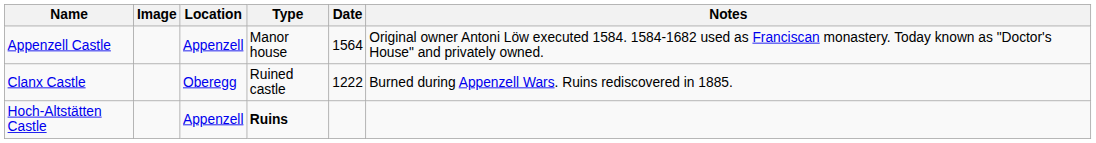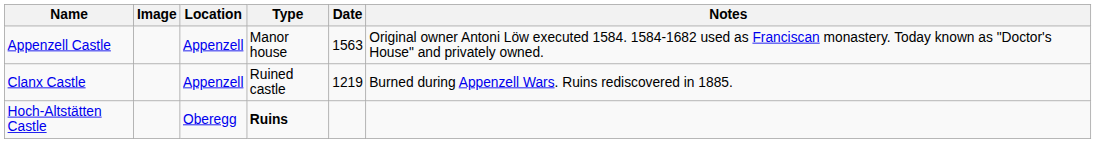(348, 44) 1564 -> (348, 44) 1563
(210, 82) Oberegg -> (213, 82) Appenzell
(348, 82) 1222 -> (348, 82) 1219
(213, 119) Appenzell -> (210, 119) Oberegg
